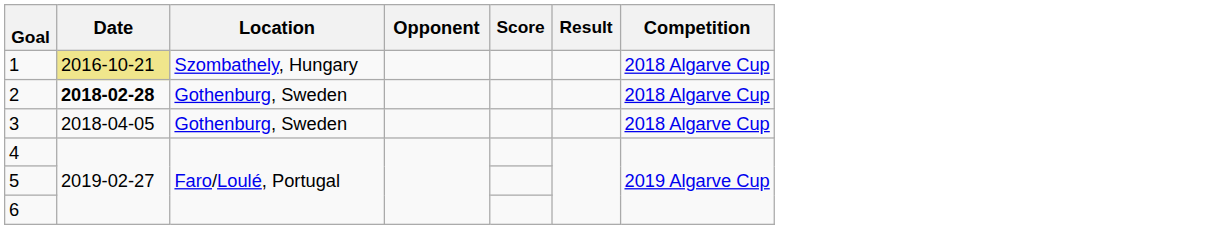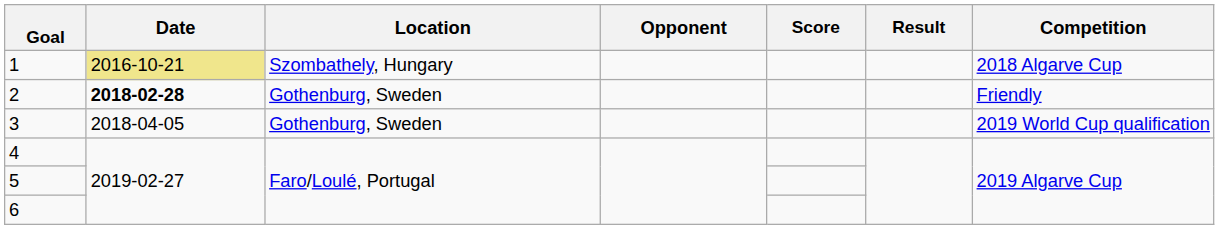(697, 95) 2018 Algarve Cup -> (1009, 95) Friendly
(697, 124) 2018 Algarve Cup -> (1093, 124) 2019 World Cup qualification
